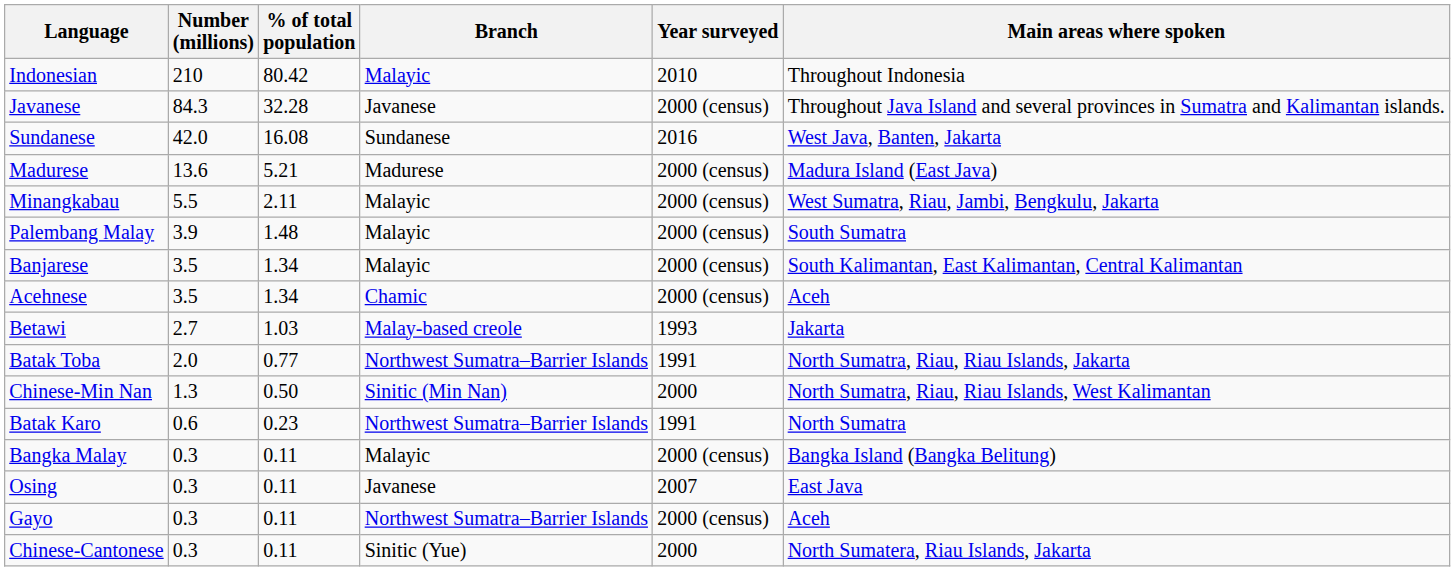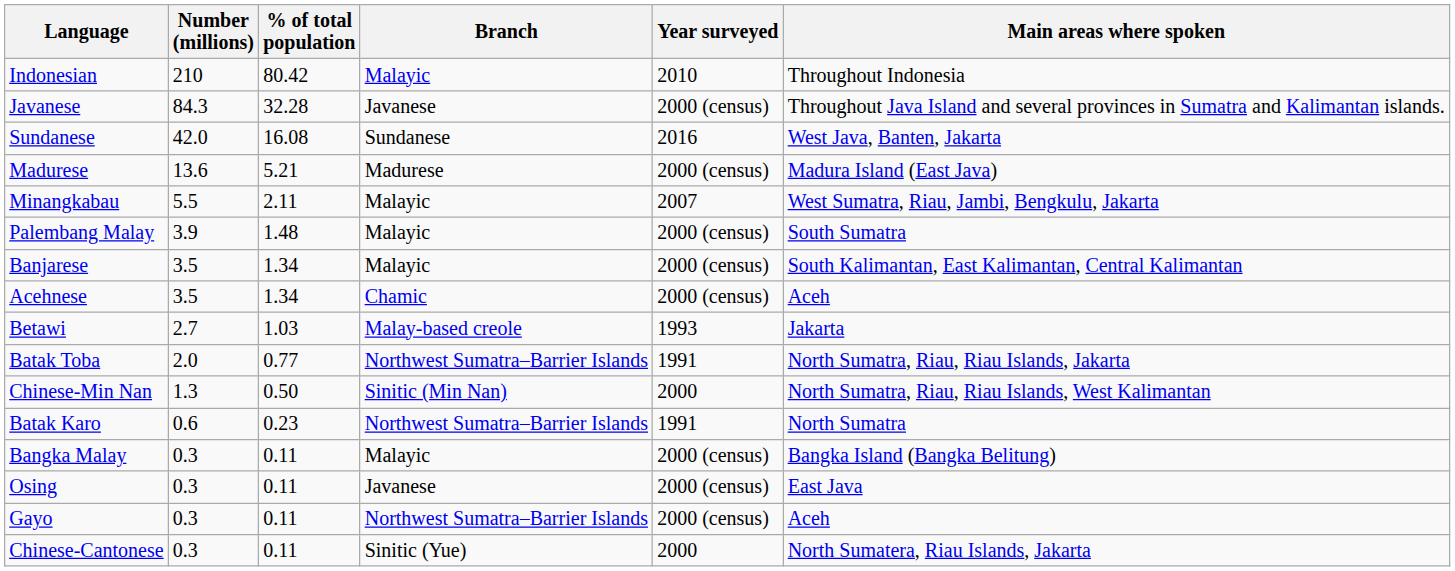(713, 201) 2000 (census) -> (677, 201) 2007
(677, 486) 2007 -> (713, 486) 2000 (census)
